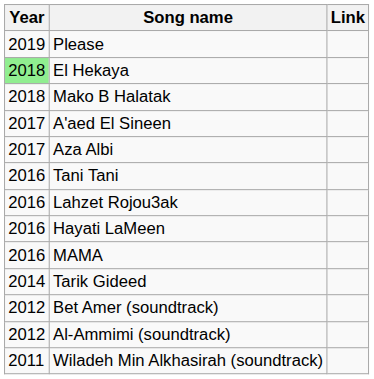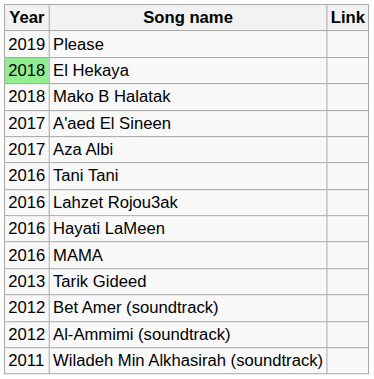(27, 281) 2014 -> (27, 281) 2013
